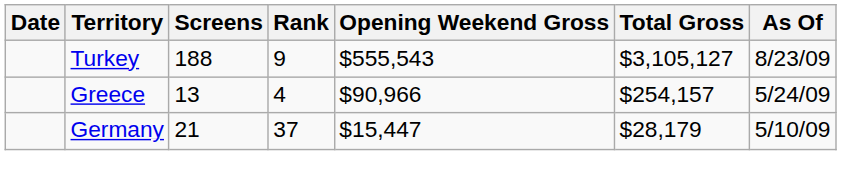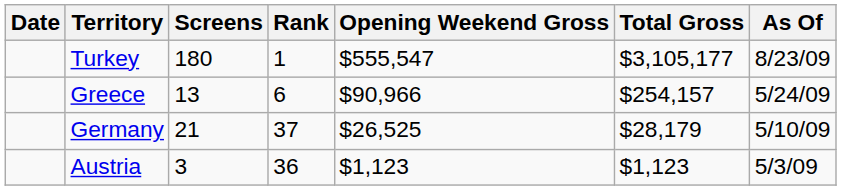(193, 58) 188 -> (193, 58) 180
(280, 58) 9 -> (280, 58) 1
(387, 58) $555,543 -> (387, 58) $555,547
(676, 58) $3,105,127 -> (676, 58) $3,105,177
(280, 94) 4 -> (280, 94) 6
(380, 130) $15,447 -> (380, 130) $26,525
+ row: (106, 166)
